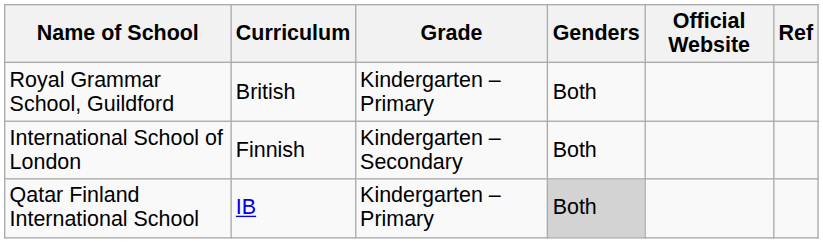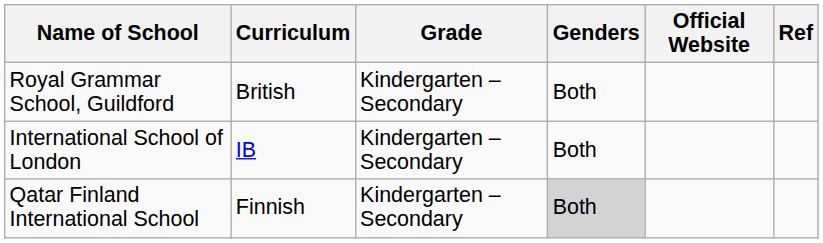(430, 91) Kindergarten – Primary -> (430, 91) Kindergarten – Secondary
(270, 149) Finnish -> (246, 149) IB
(246, 207) IB -> (270, 207) Finnish
(430, 207) Kindergarten – Primary -> (430, 207) Kindergarten – Secondary
